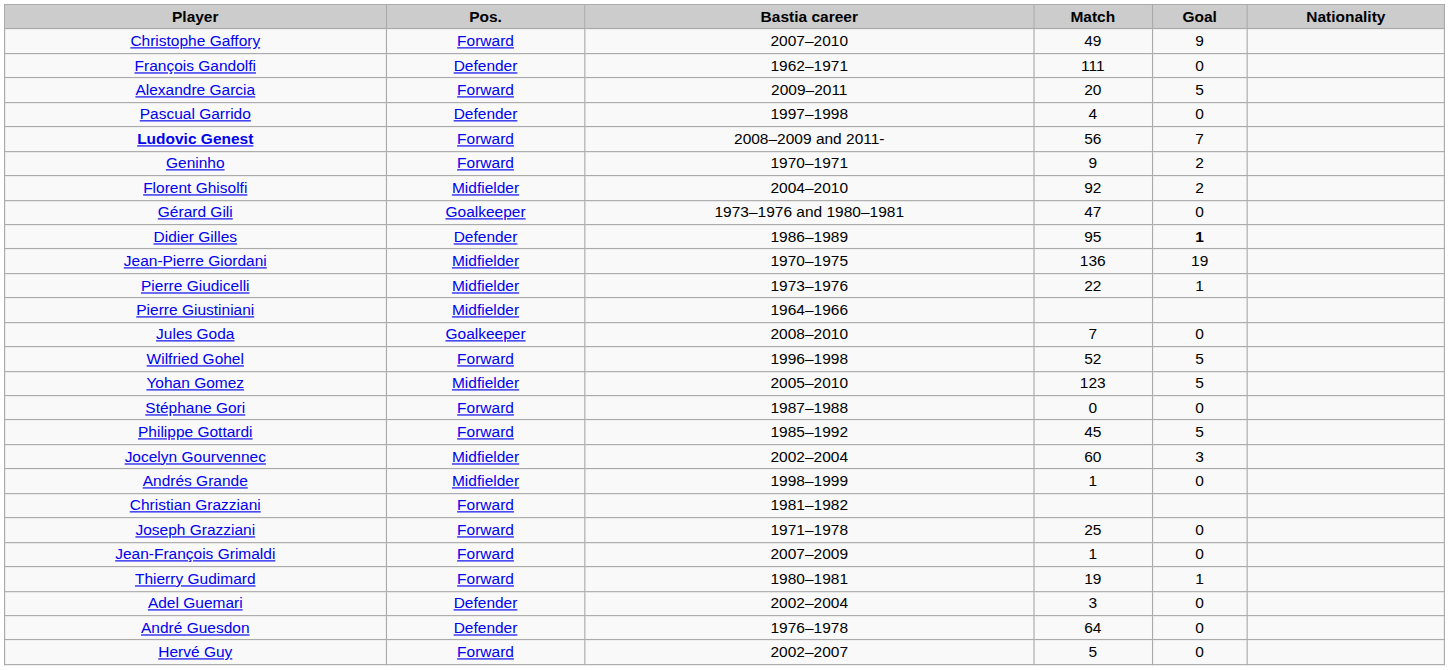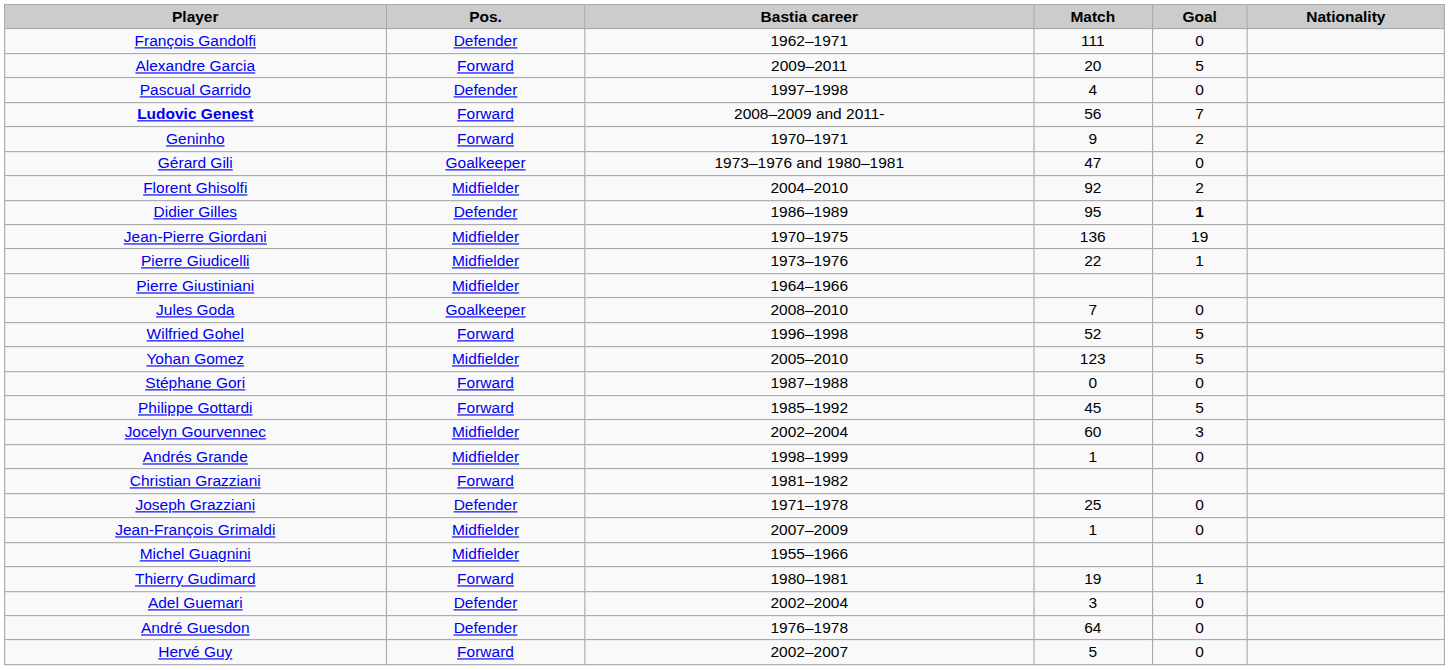- row: (195, 41)
rows swapped: (195, 187) <-> (195, 212)
(486, 530) Forward -> (486, 505) Defender
(486, 554) Forward -> (486, 530) Midfielder
+ row: (195, 554)
